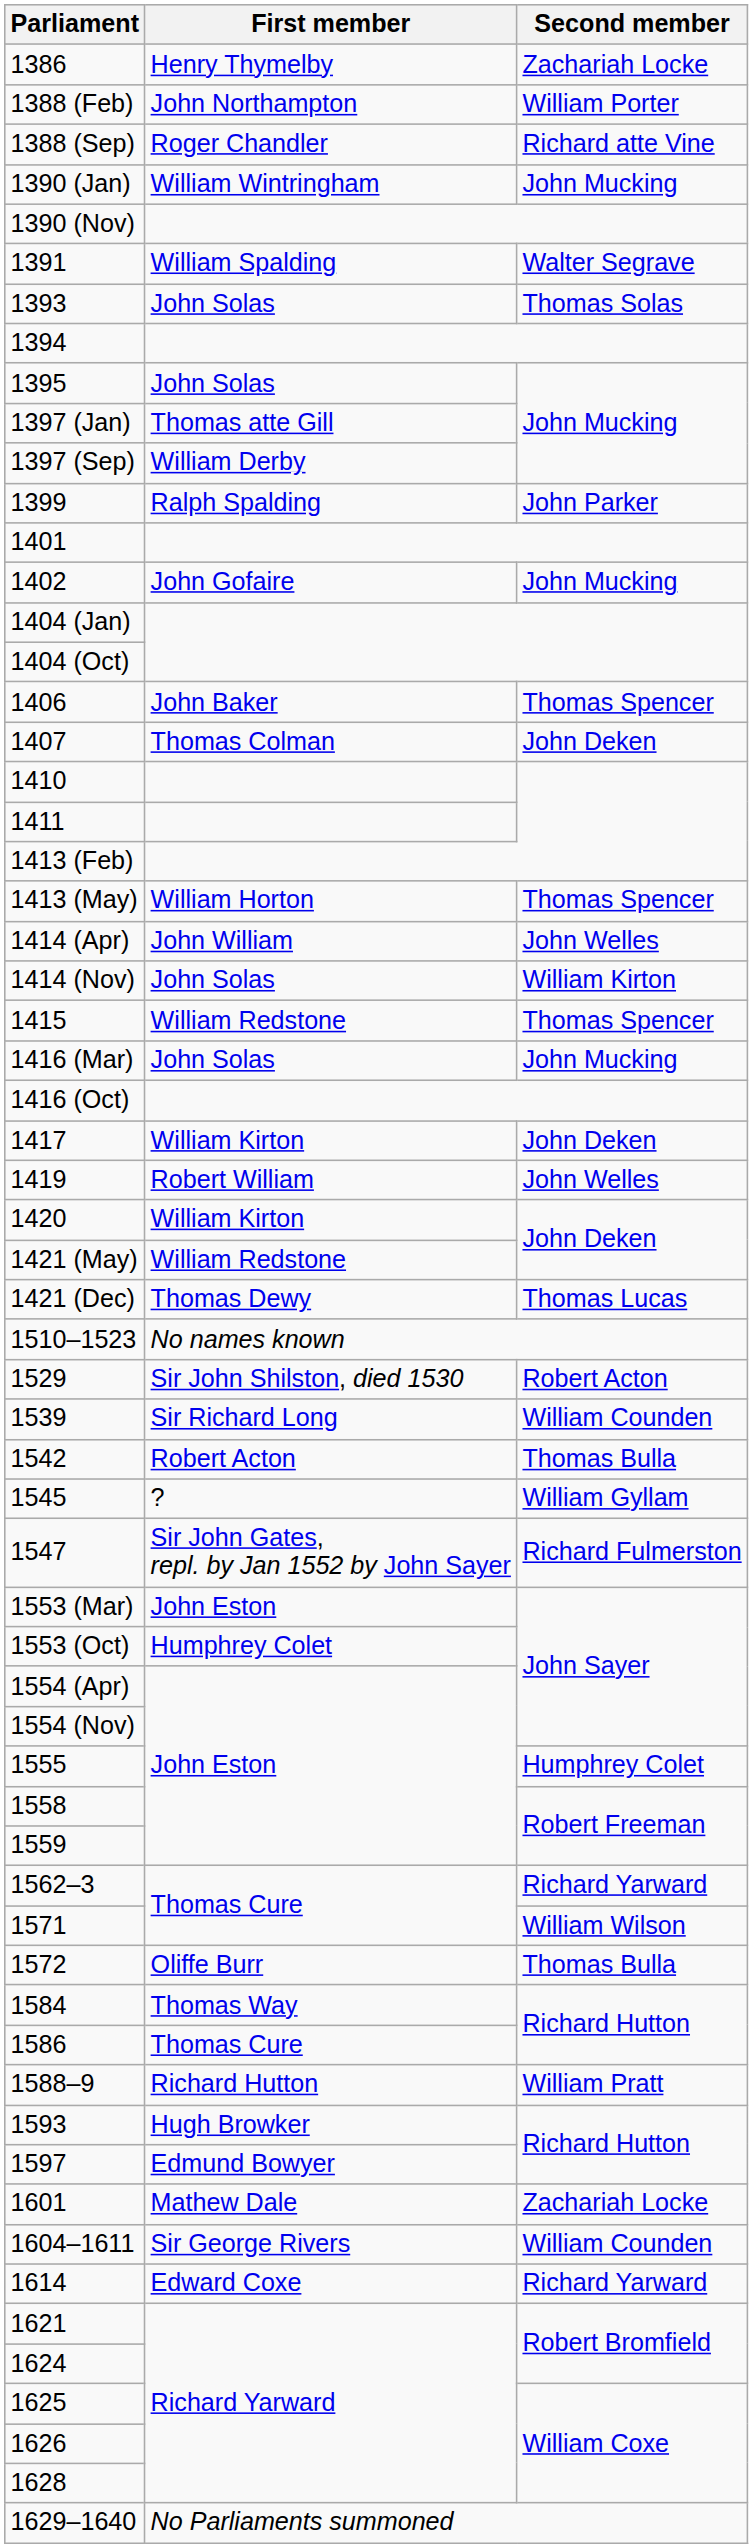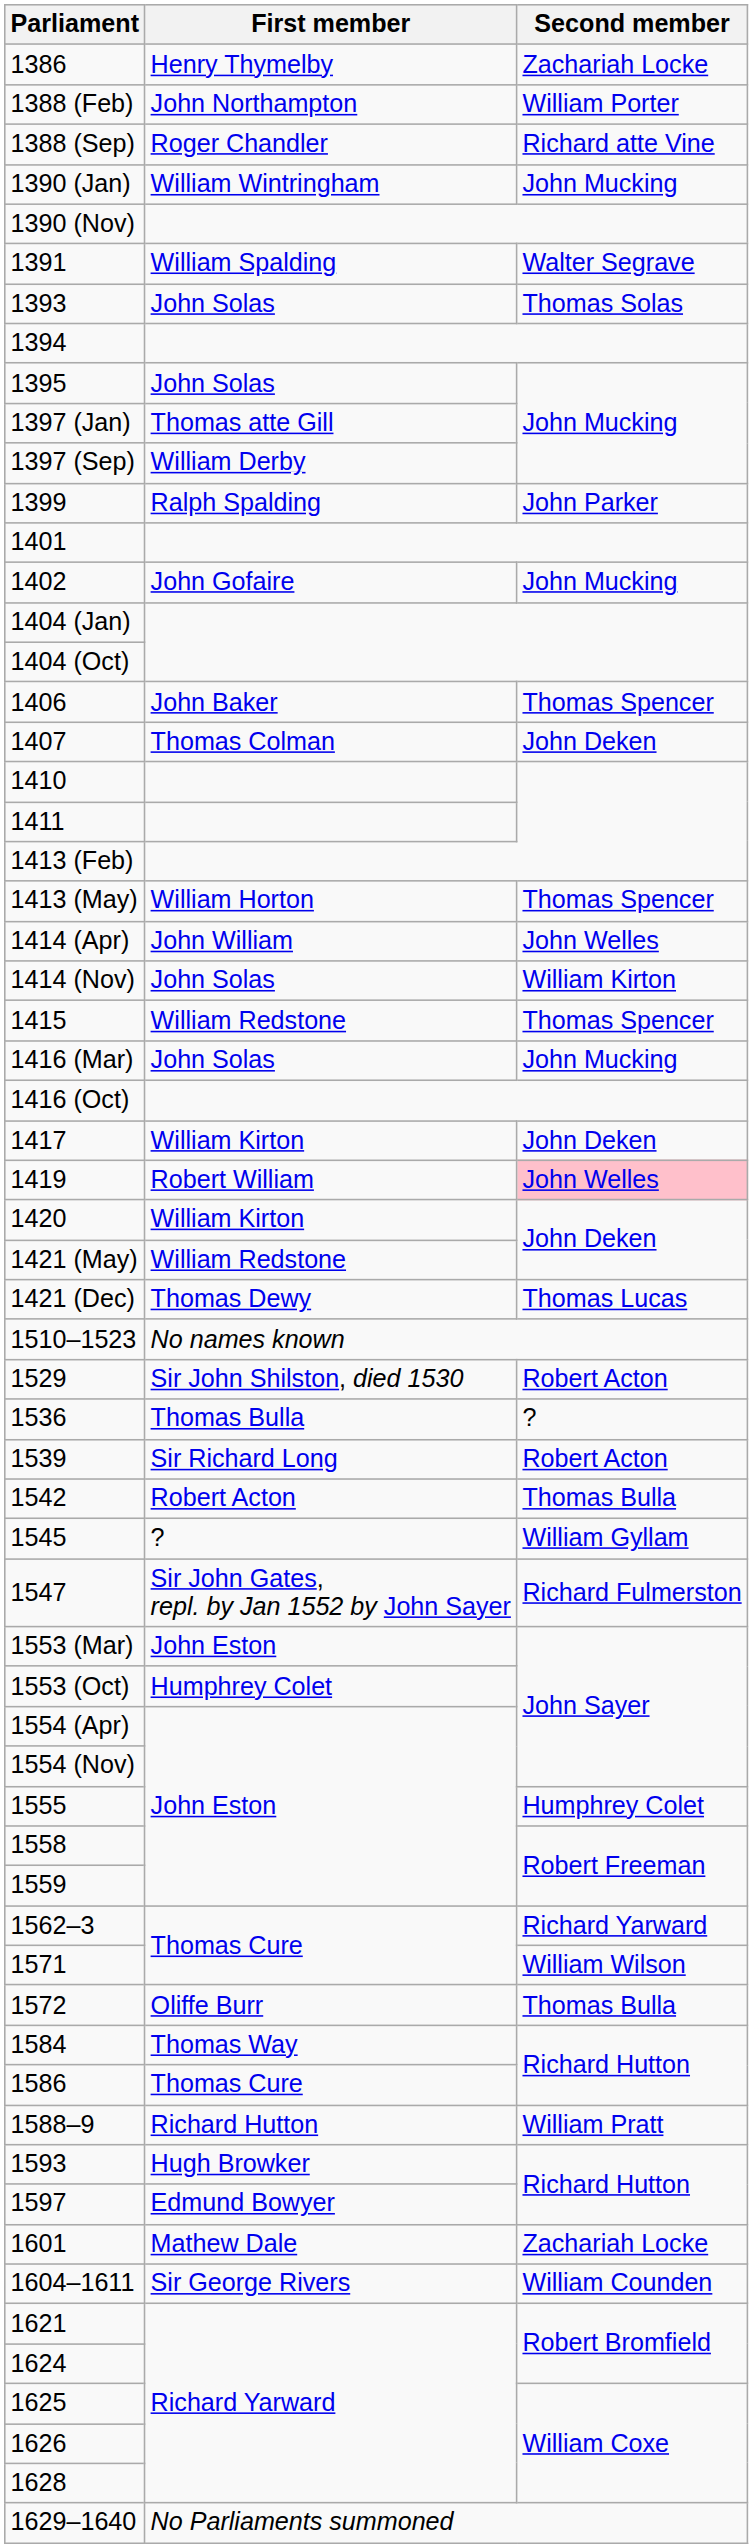(591, 1179) no background -> (591, 1179) pink background
+ row: (39, 1418)
(617, 1418) William Counden -> (595, 1458) Robert Acton
- row: (39, 2283)
